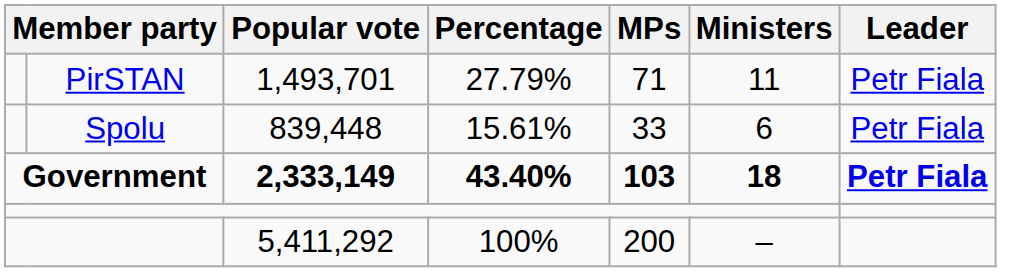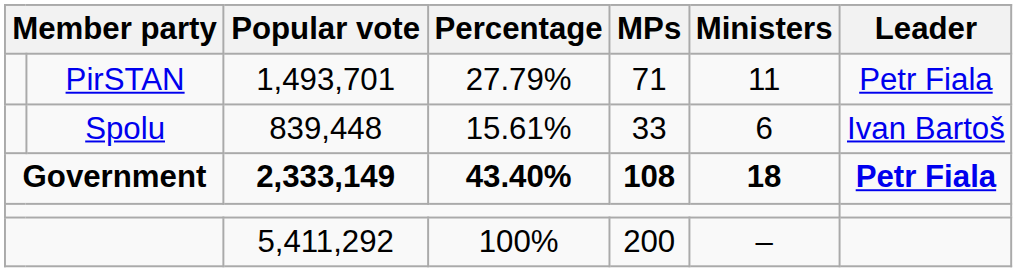(917, 128) Petr Fiala -> (926, 128) Ivan Bartoš
(649, 177) 103 -> (649, 177) 108
